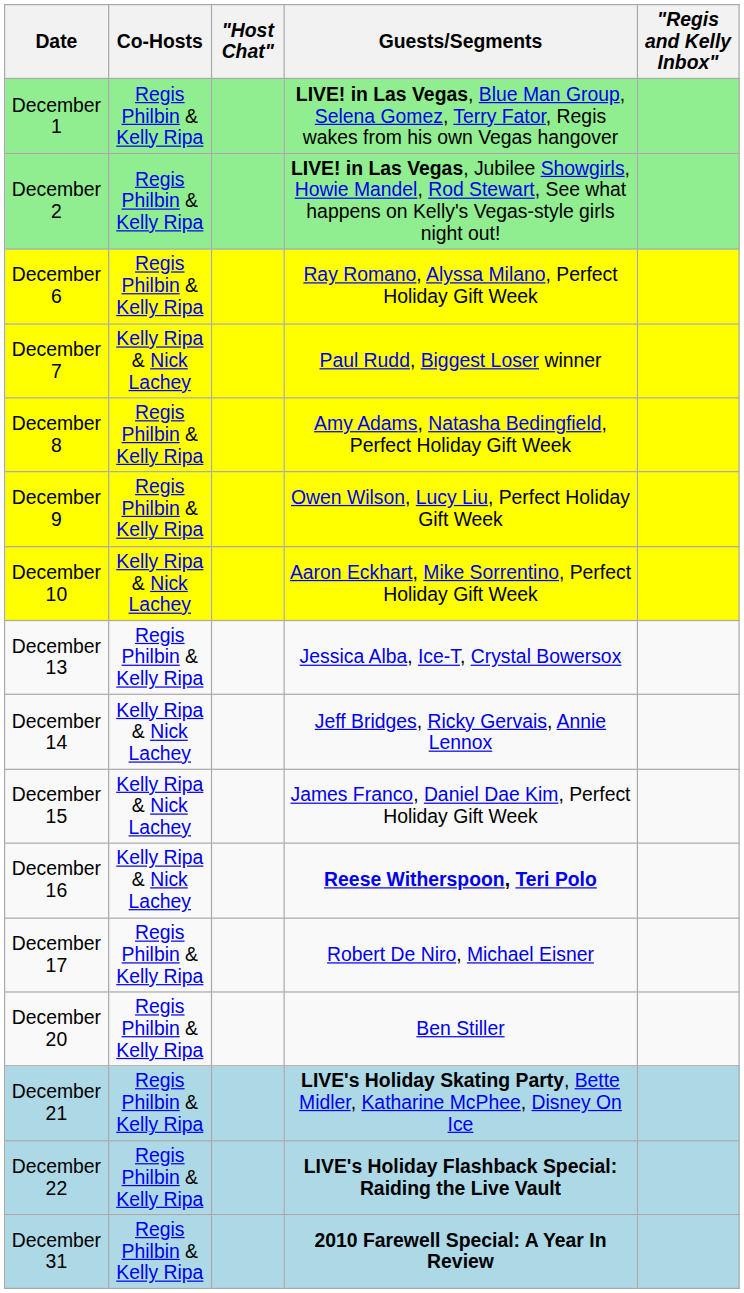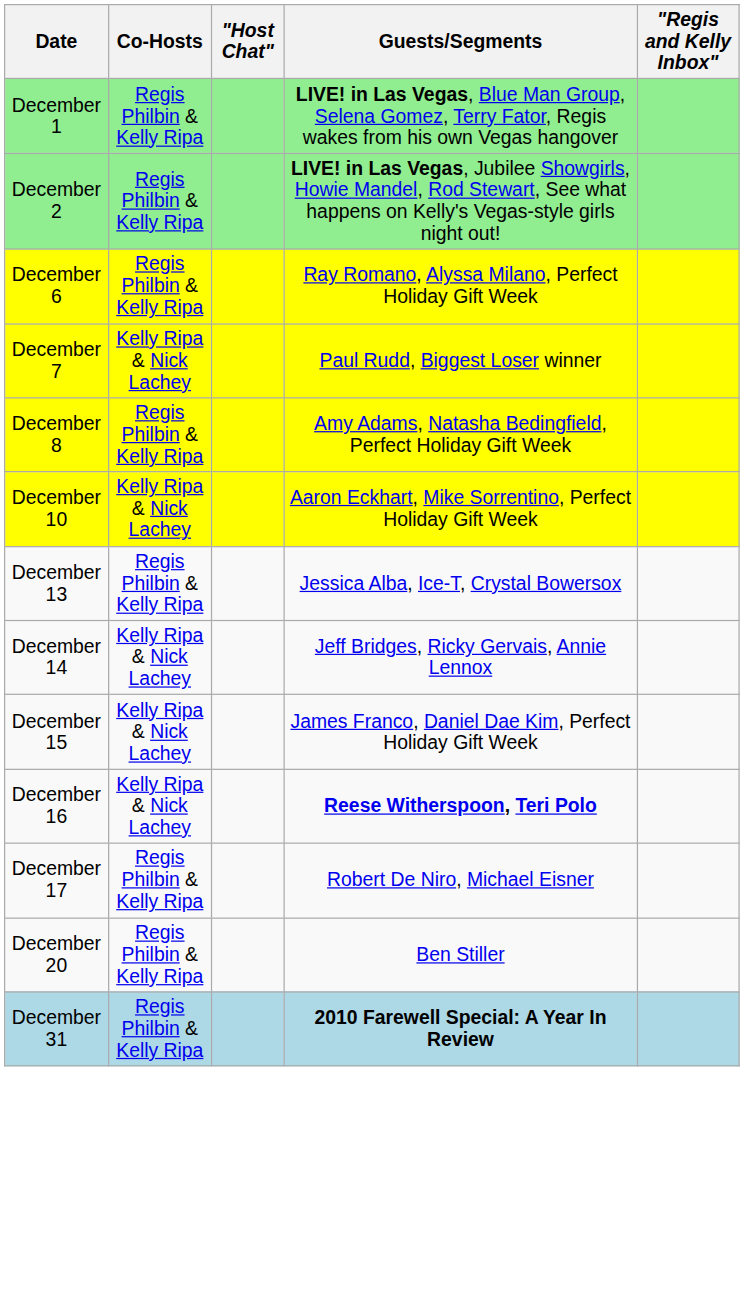- row: (56, 508)
- row: (56, 1103)
- row: (56, 1177)
